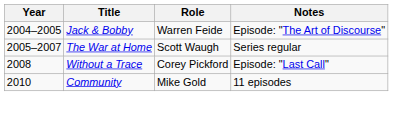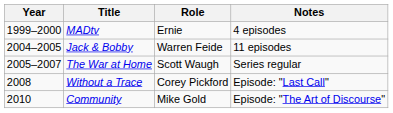+ row: (83, 30)
(309, 30) Episode: "The Art of Discourse" -> (262, 47) 11 episodes
(262, 82) 11 episodes -> (309, 99) Episode: "The Art of Discourse"
